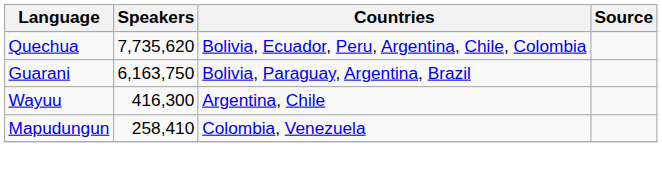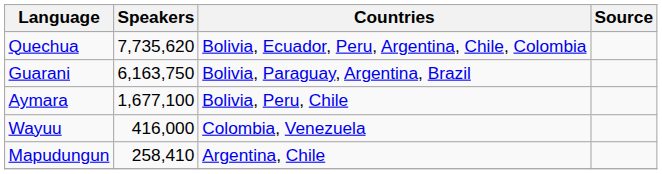+ row: (38, 100)
(163, 100) 416,300 -> (163, 127) 416,000
(264, 100) Argentina, Chile -> (284, 127) Colombia, Venezuela
(284, 127) Colombia, Venezuela -> (264, 155) Argentina, Chile
